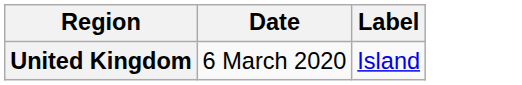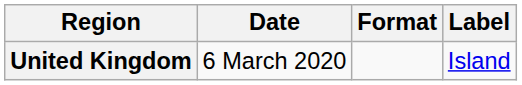+ column: (397, 23)
